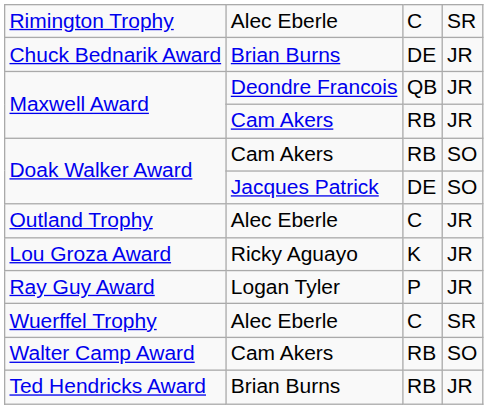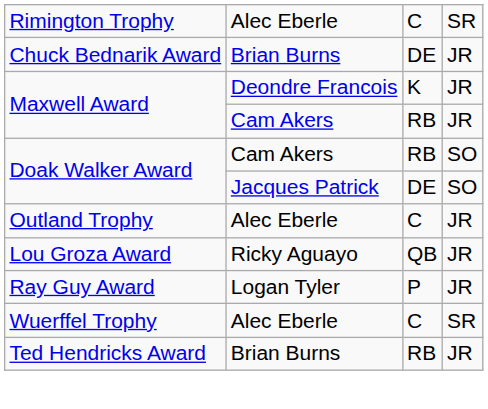(422, 87) QB -> (414, 87) K
(414, 253) K -> (422, 253) QB
- row: (102, 353)
